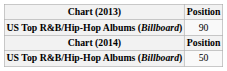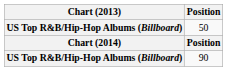rows swapped: (204, 58) <-> (204, 27)
